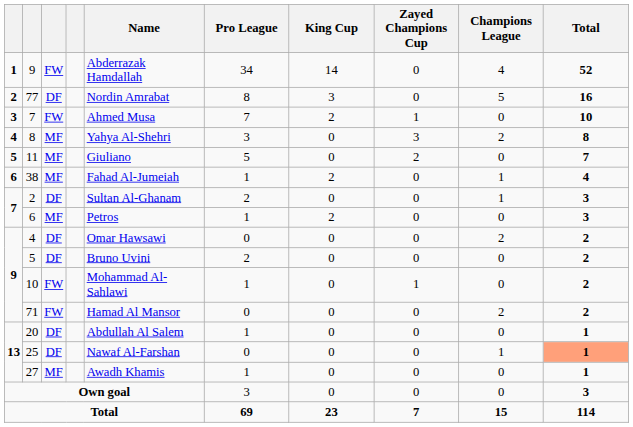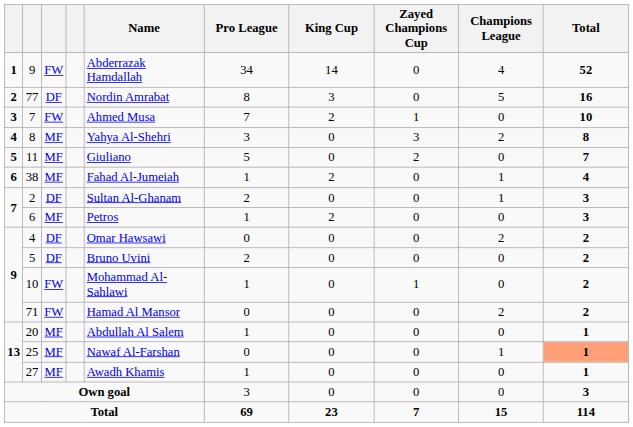(54, 332) DF -> (54, 332) MF
(54, 352) DF -> (54, 352) MF
